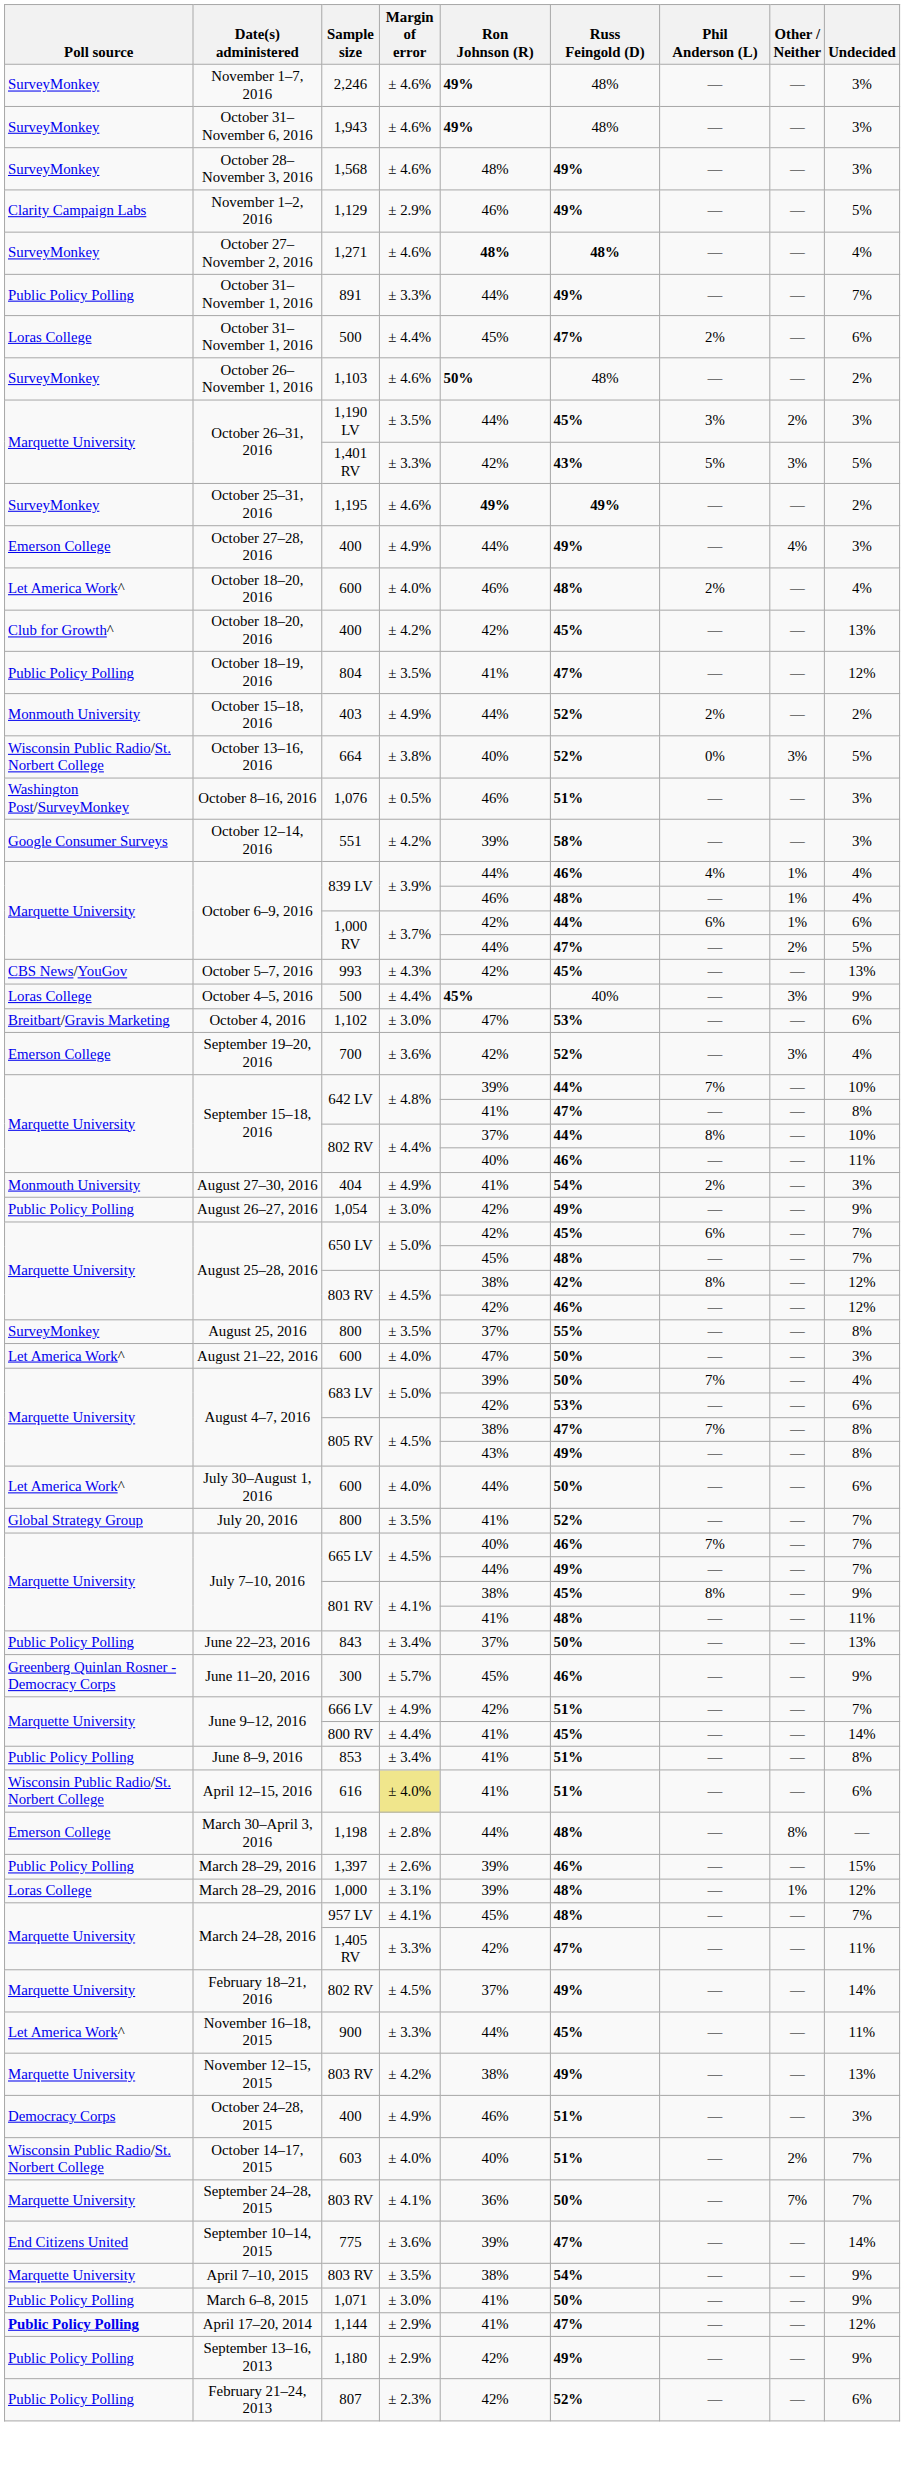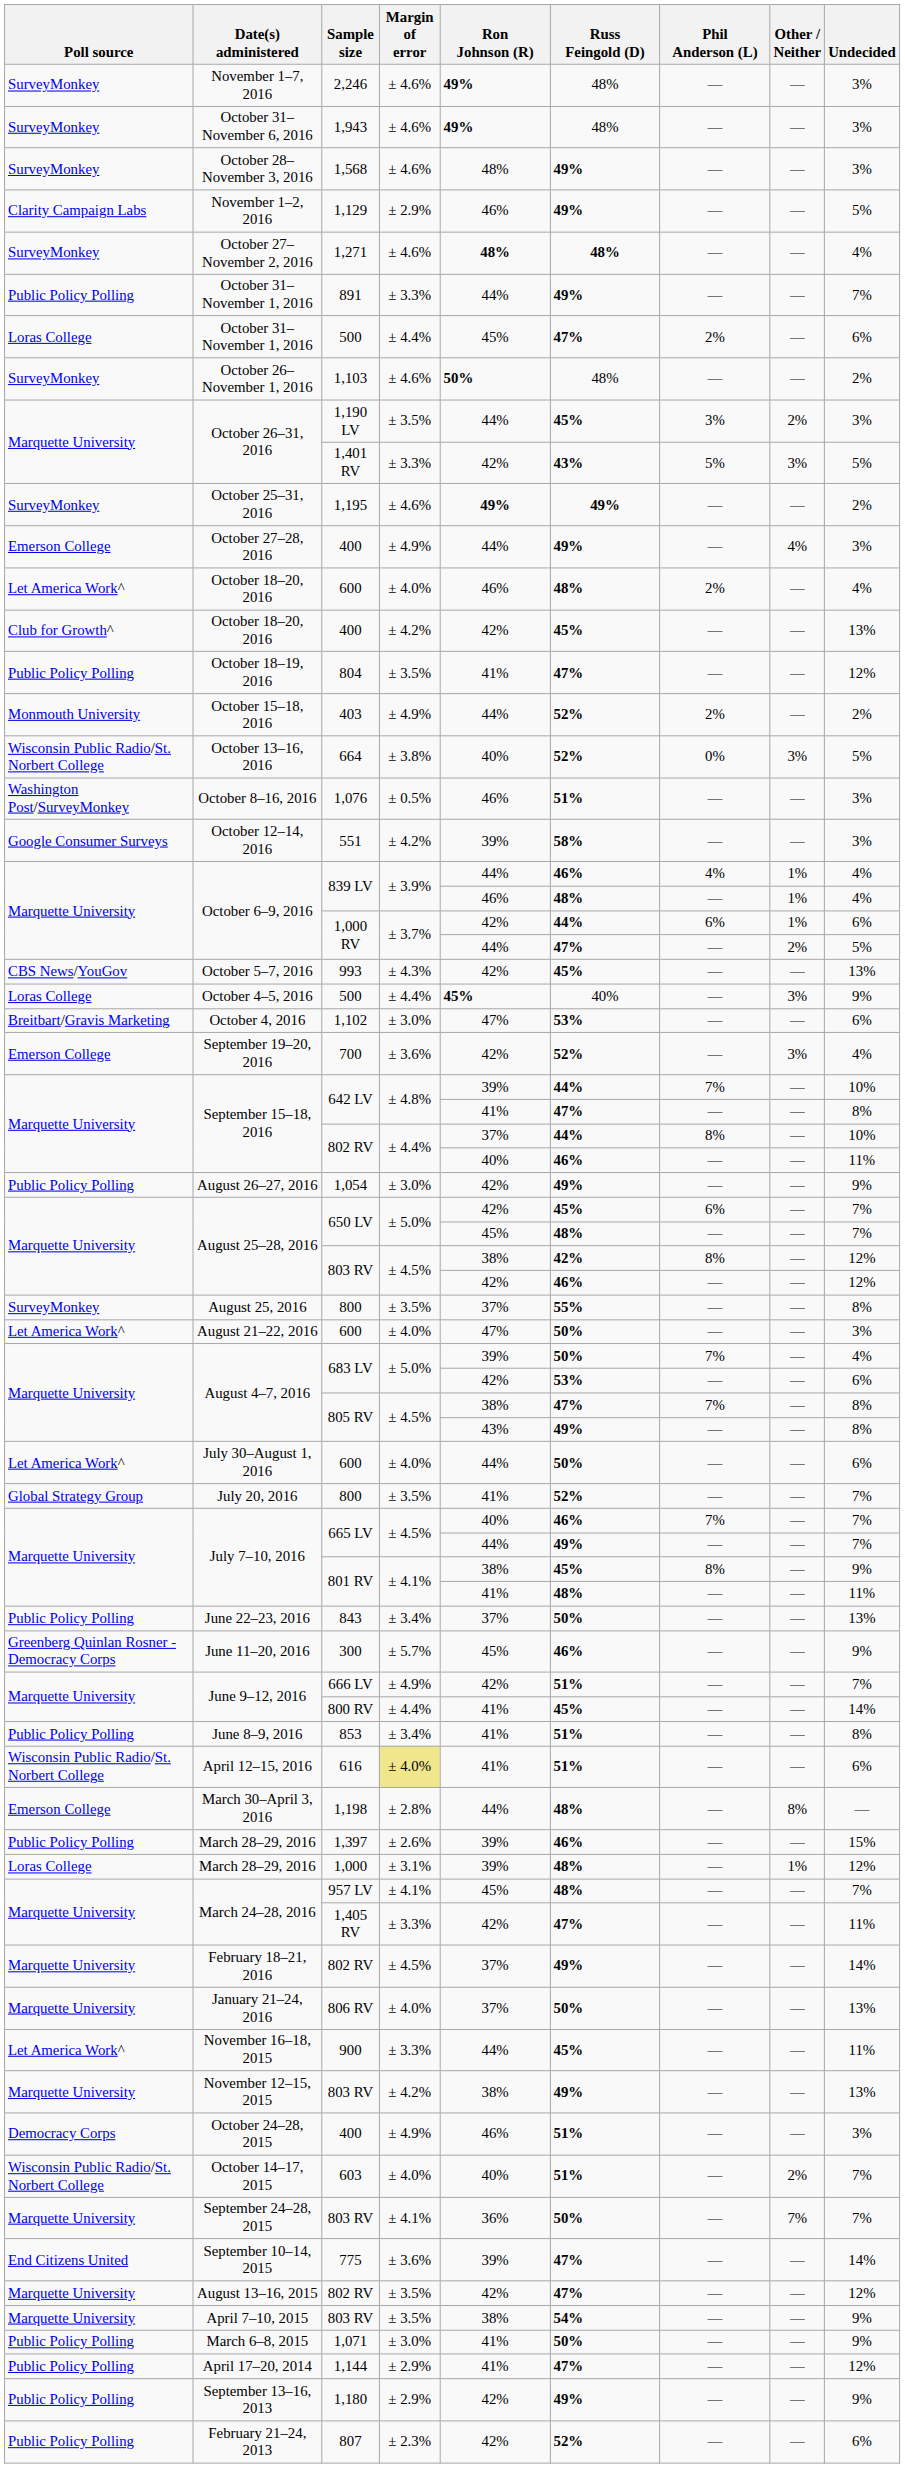- row: (257, 1185)
+ row: (257, 2008)
+ row: (257, 2293)
(73, 2324) bold -> (71, 2366) normal
